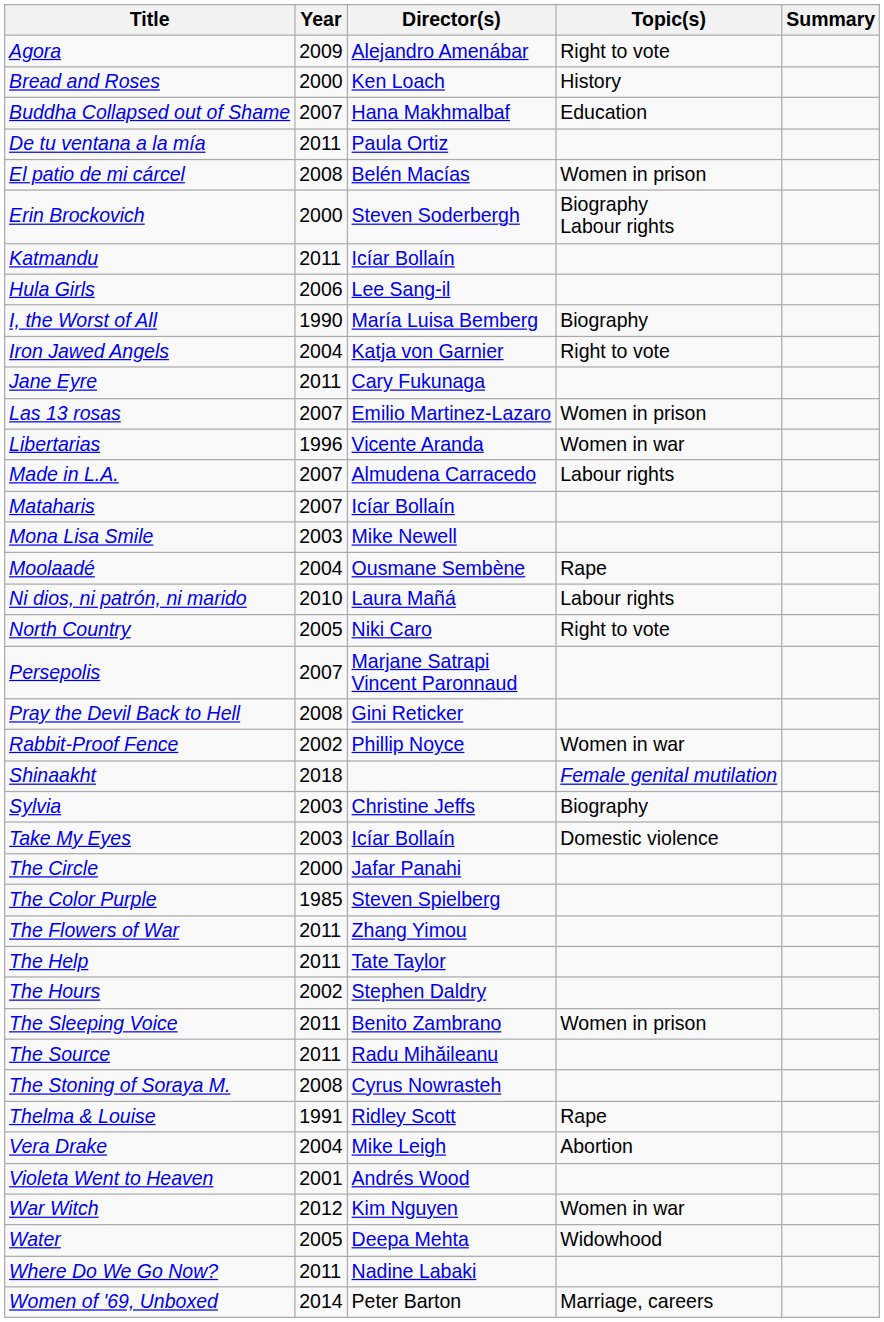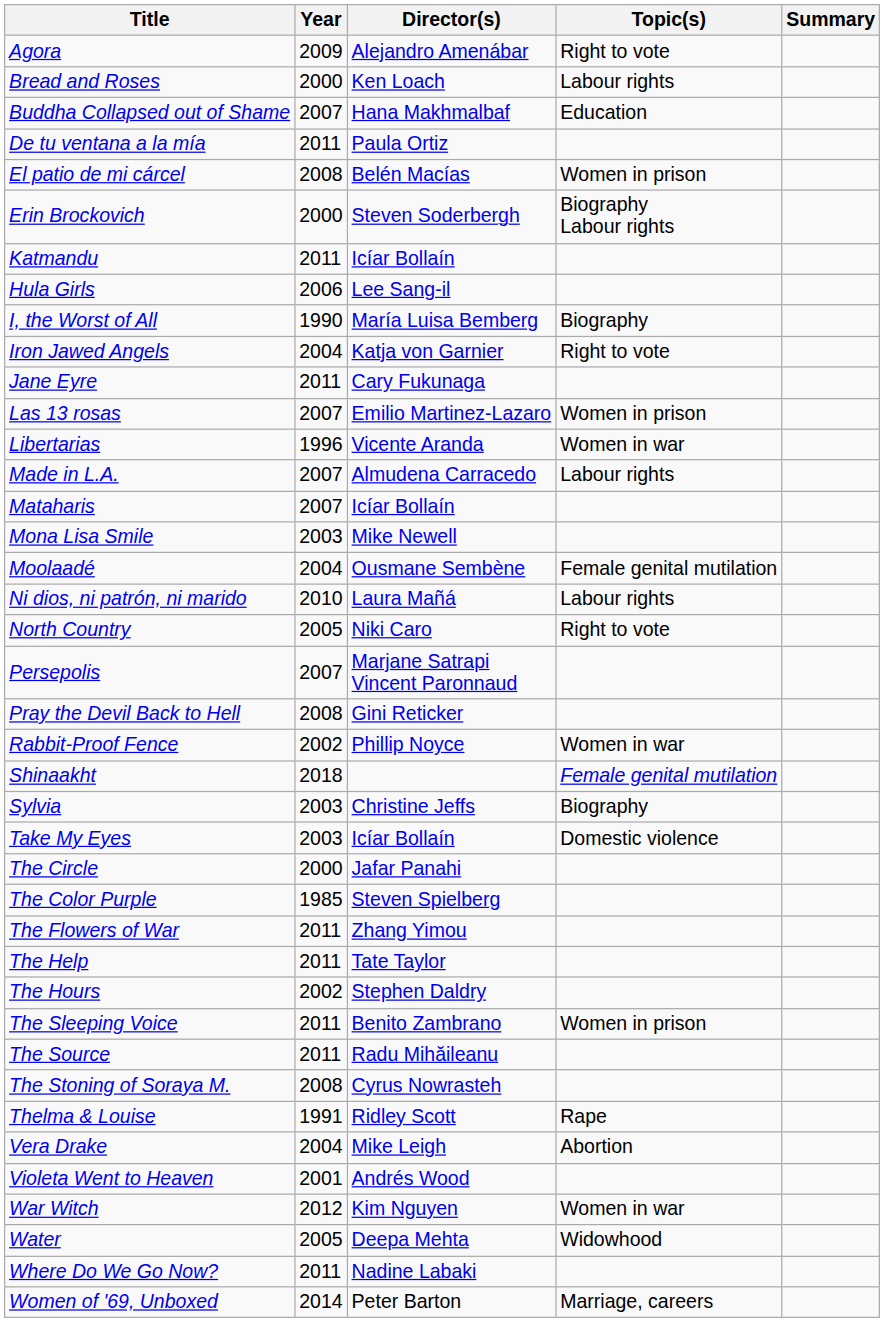(591, 81) History -> (617, 81) Labour rights
(584, 568) Rape -> (669, 568) Female genital mutilation
